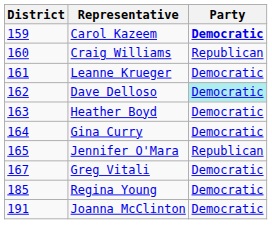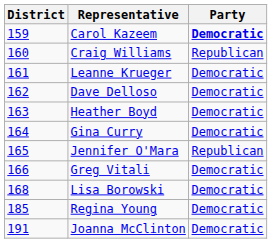(228, 92) paleturquoise background -> (228, 92) no background
(18, 170) 167 -> (18, 170) 166
+ row: (117, 190)
